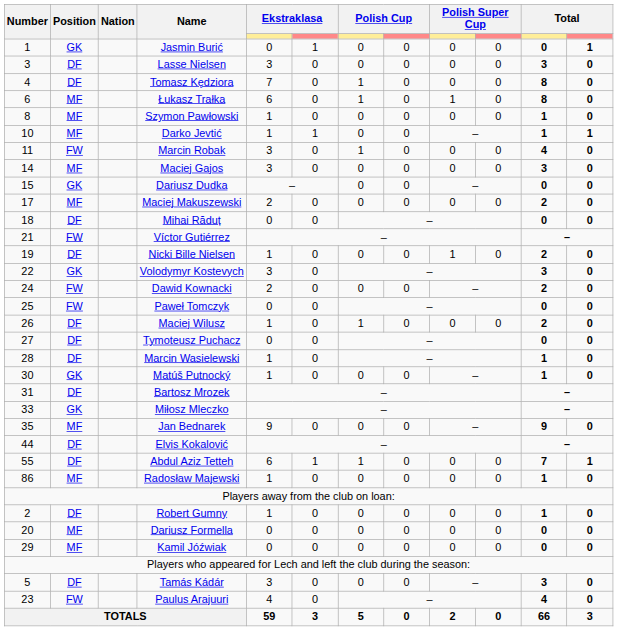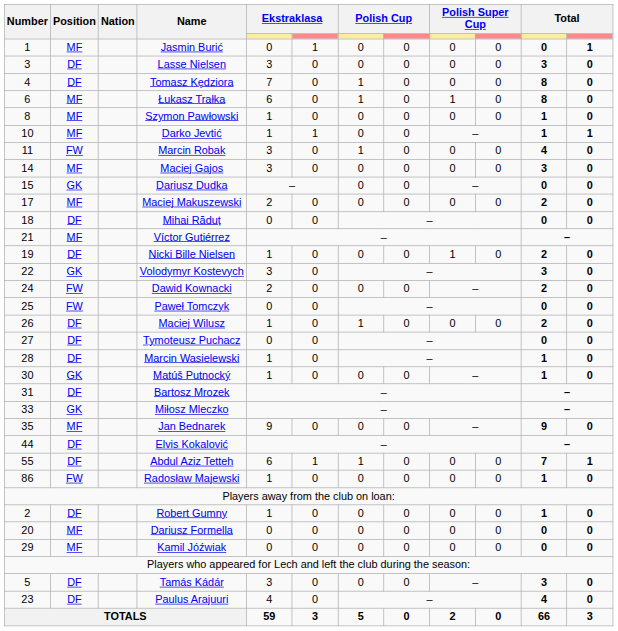(74, 47) GK -> (74, 47) MF
(74, 237) FW -> (74, 237) MF
(74, 479) MF -> (74, 479) FW
(74, 599) FW -> (74, 599) DF
